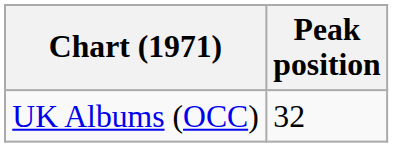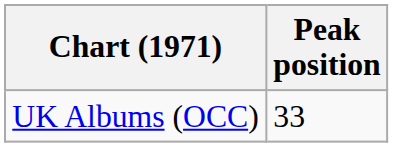(289, 115) 32 -> (289, 115) 33
